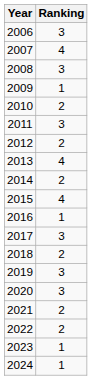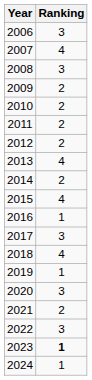(61, 87) 1 -> (61, 87) 2
(61, 124) 3 -> (61, 124) 2
(61, 254) 2 -> (61, 254) 4
(61, 273) 3 -> (61, 273) 1
(61, 328) 2 -> (61, 328) 3
(61, 347) normal -> (61, 347) bold
